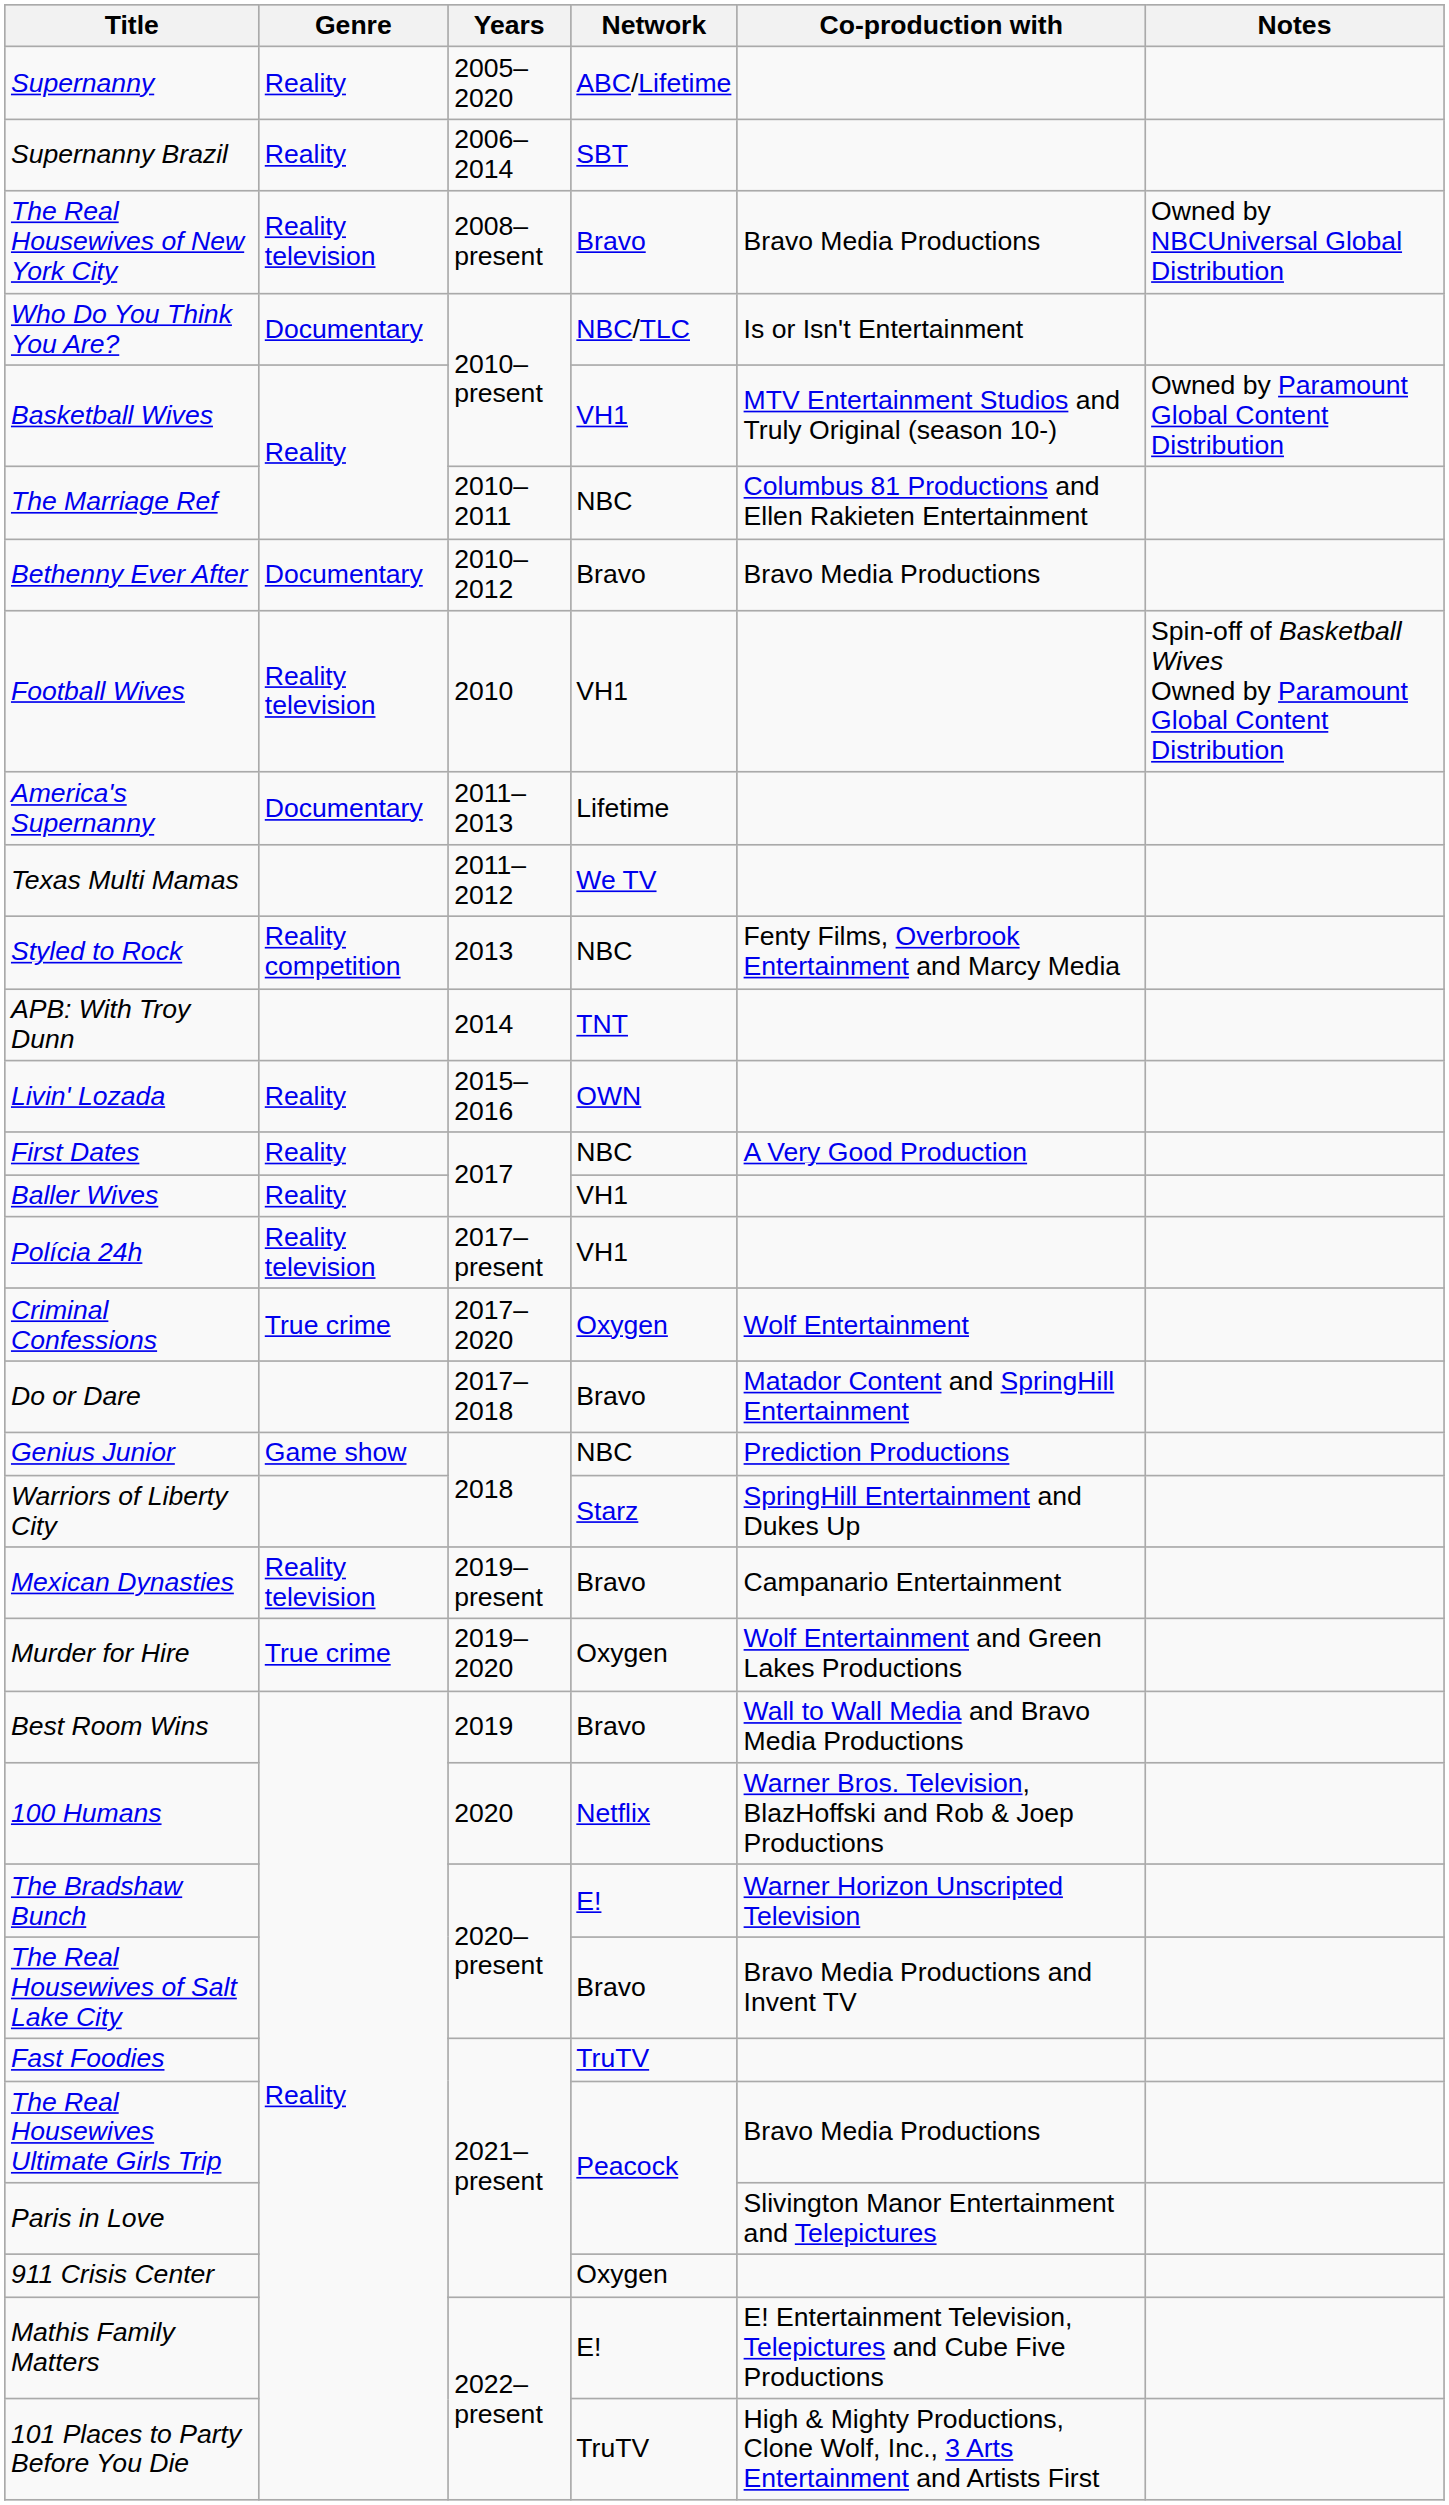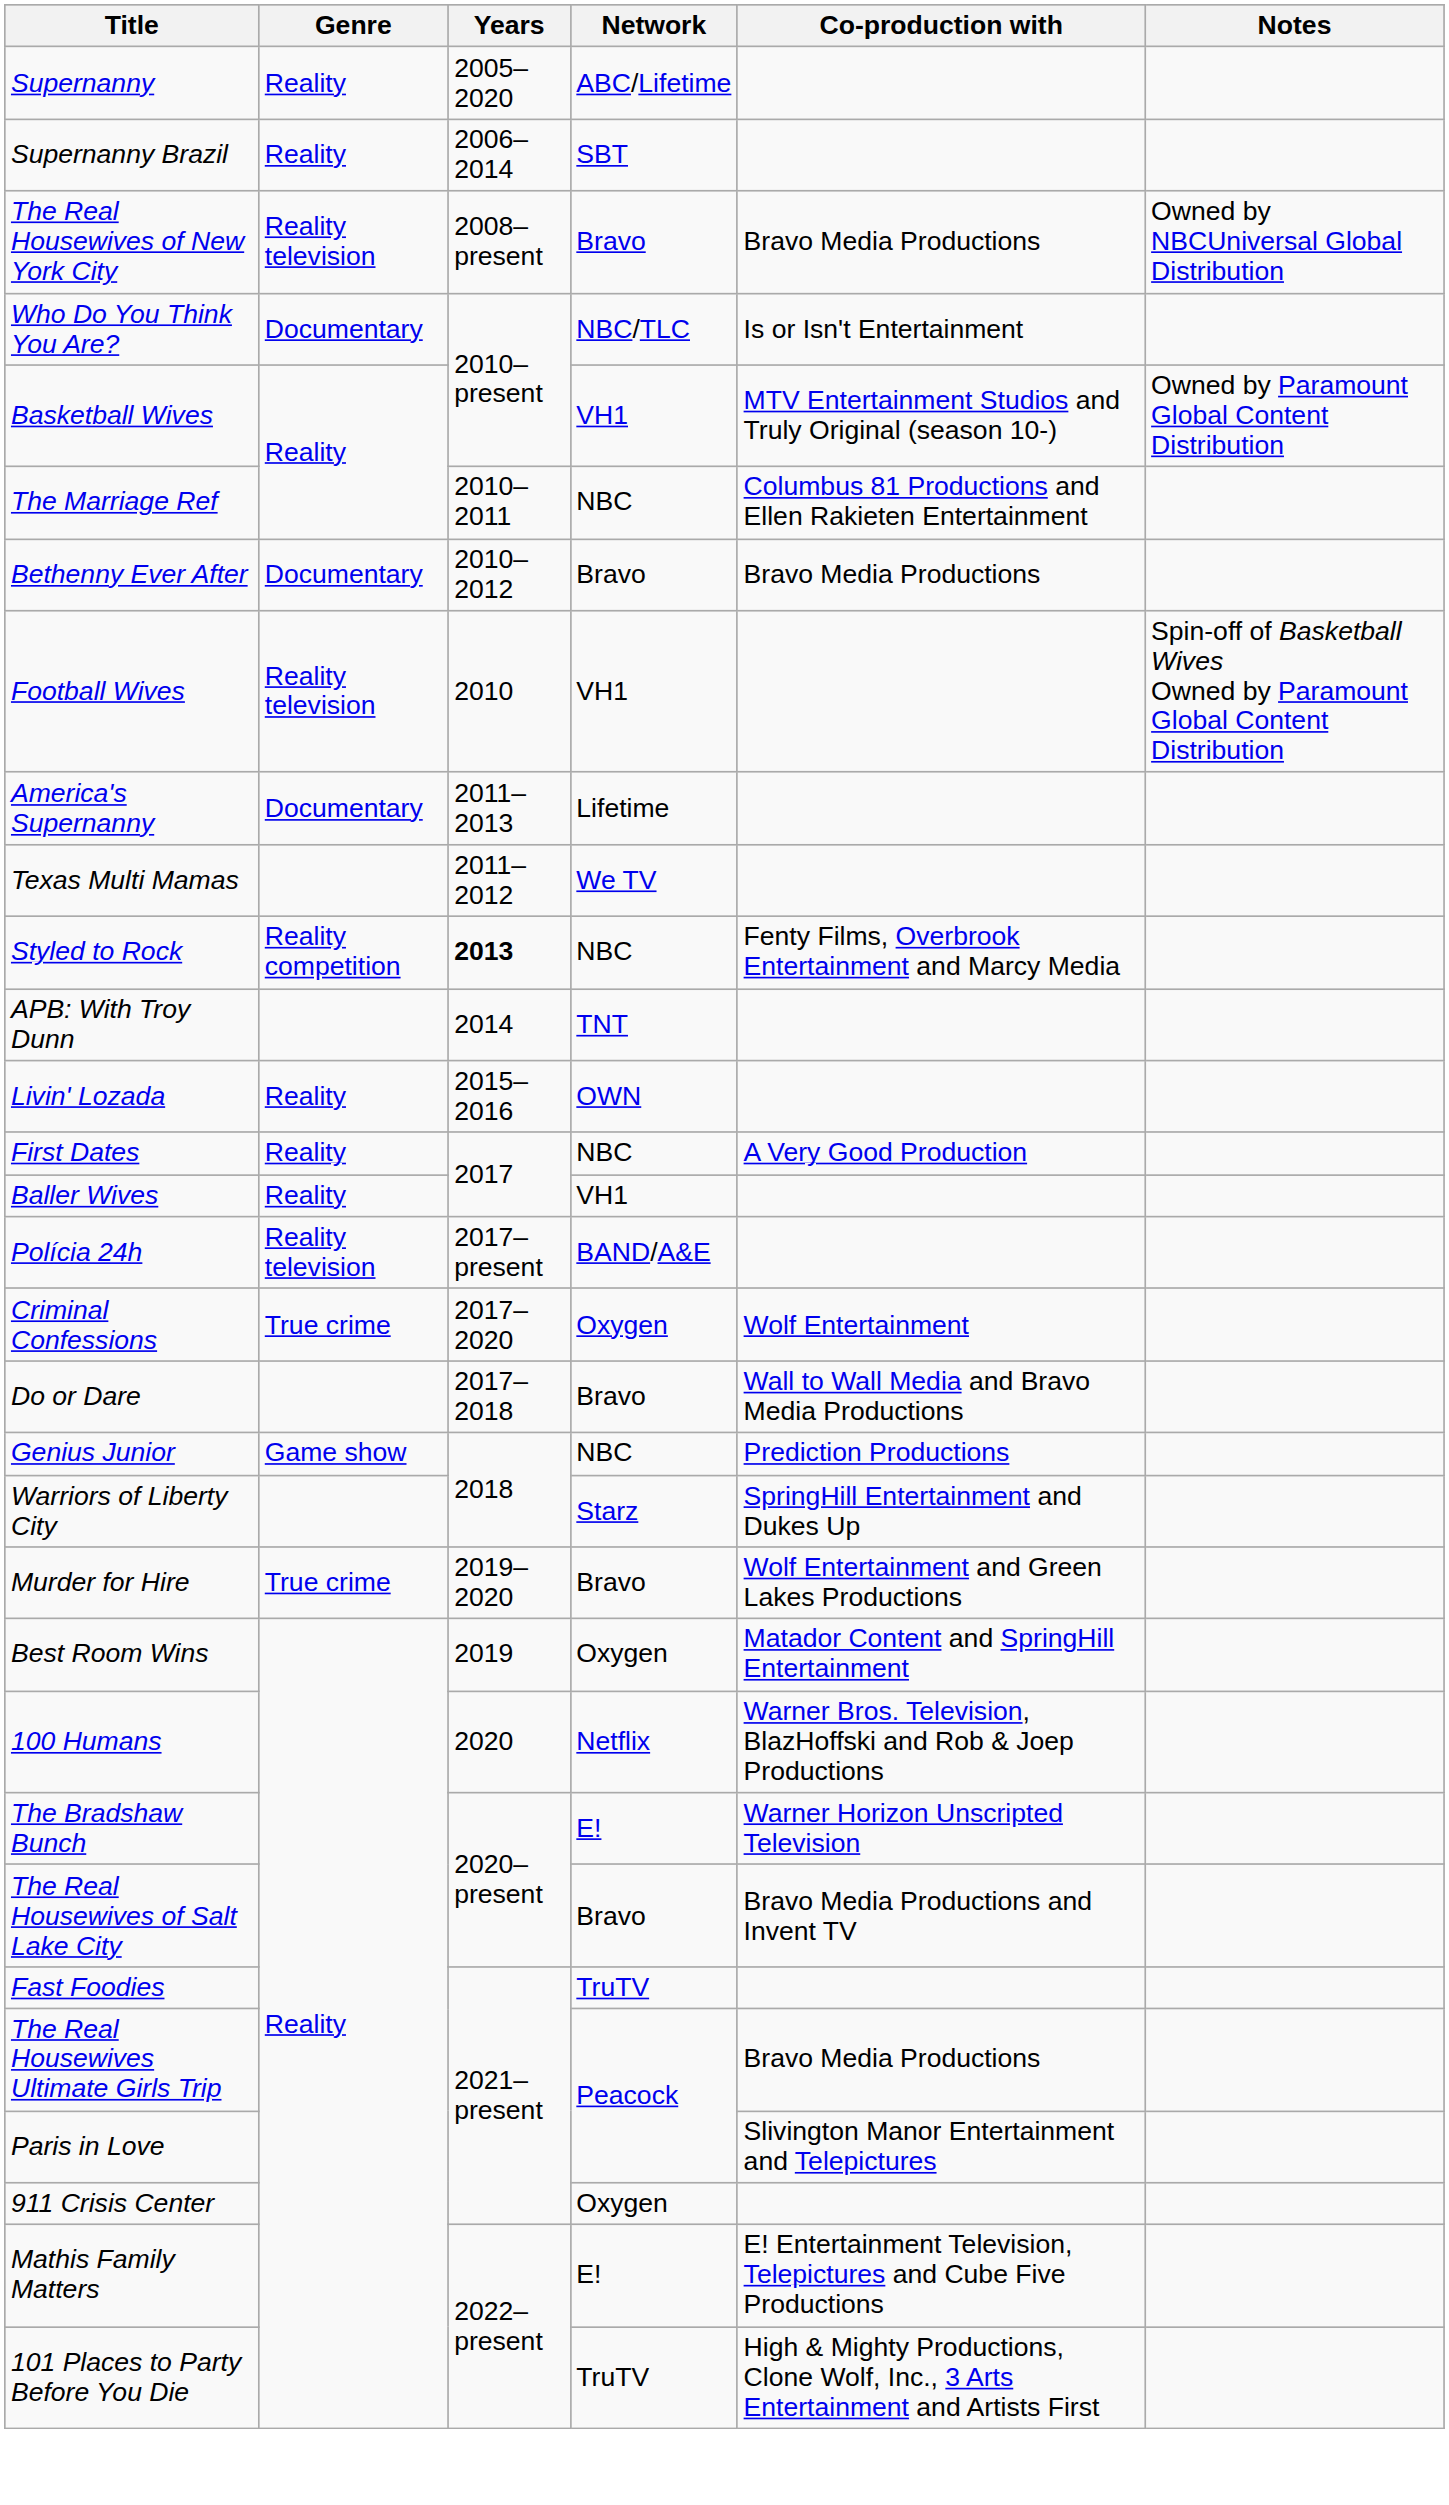(484, 952) normal -> (484, 952) bold
(602, 1252) VH1 -> (644, 1252) BAND/A&E
(929, 1396) Matador Content and SpringHill Entertainment -> (917, 1396) Wall to Wall Media and Bravo Media Productions
- row: (122, 1582)
(622, 1654) Oxygen -> (611, 1582) Bravo
(611, 1726) Bravo -> (622, 1654) Oxygen
(917, 1726) Wall to Wall Media and Bravo Media Productions -> (929, 1654) Matador Content and SpringHill Entertainment
